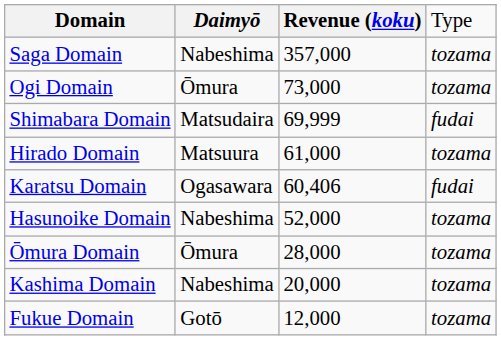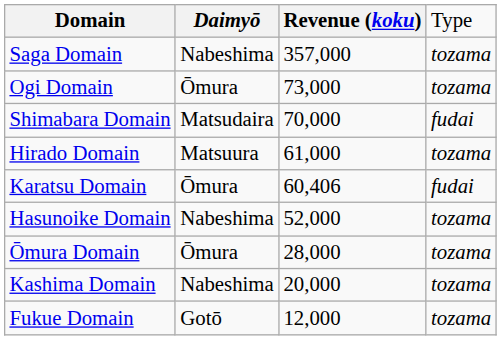(312, 119) 69,999 -> (312, 119) 70,000
(226, 185) Ogasawara -> (209, 185) Ōmura
